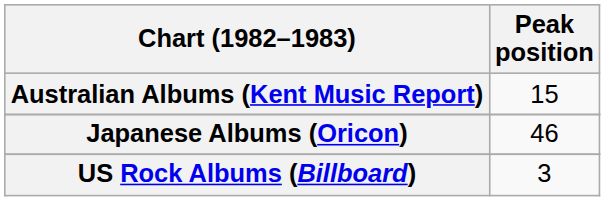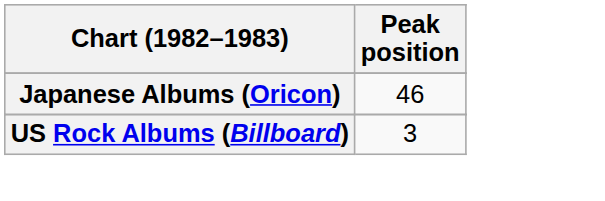- row: (247, 93)
